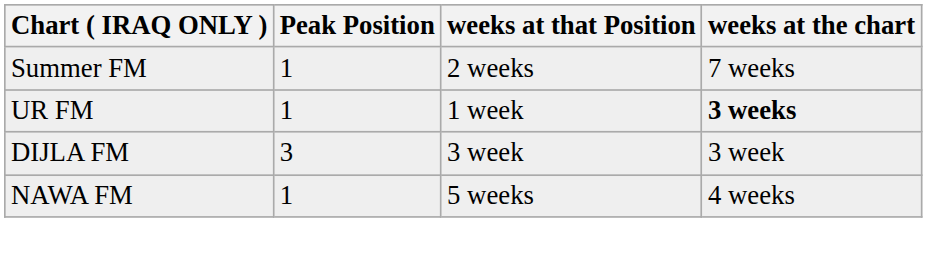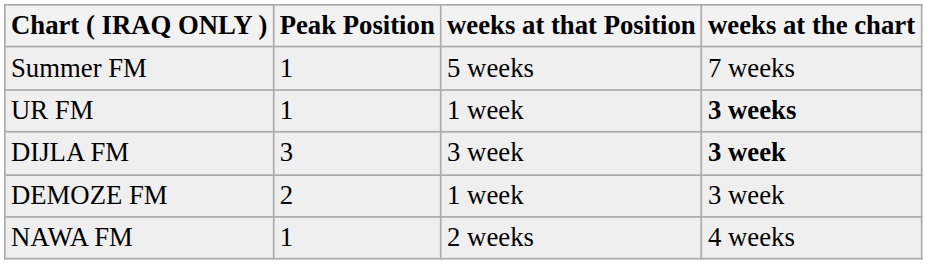(490, 68) 2 weeks -> (490, 68) 5 weeks
(746, 152) normal -> (747, 152) bold
+ row: (89, 195)
(490, 195) 5 weeks -> (490, 237) 2 weeks
